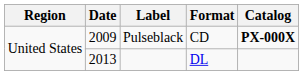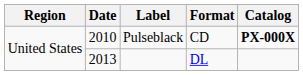(103, 37) 2009 -> (103, 37) 2010
